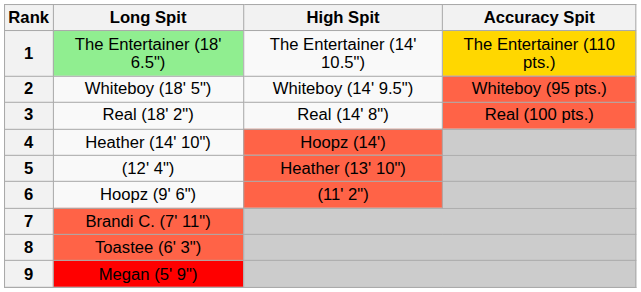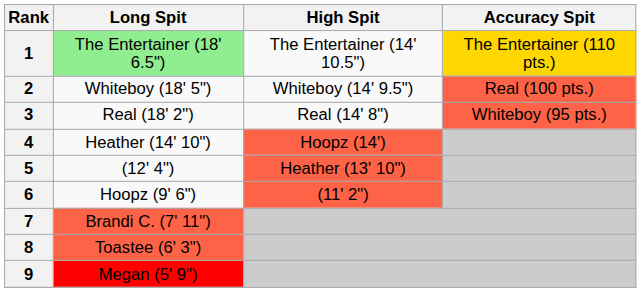(539, 89) Whiteboy (95 pts.) -> (539, 89) Real (100 pts.)
(539, 115) Real (100 pts.) -> (539, 115) Whiteboy (95 pts.)
